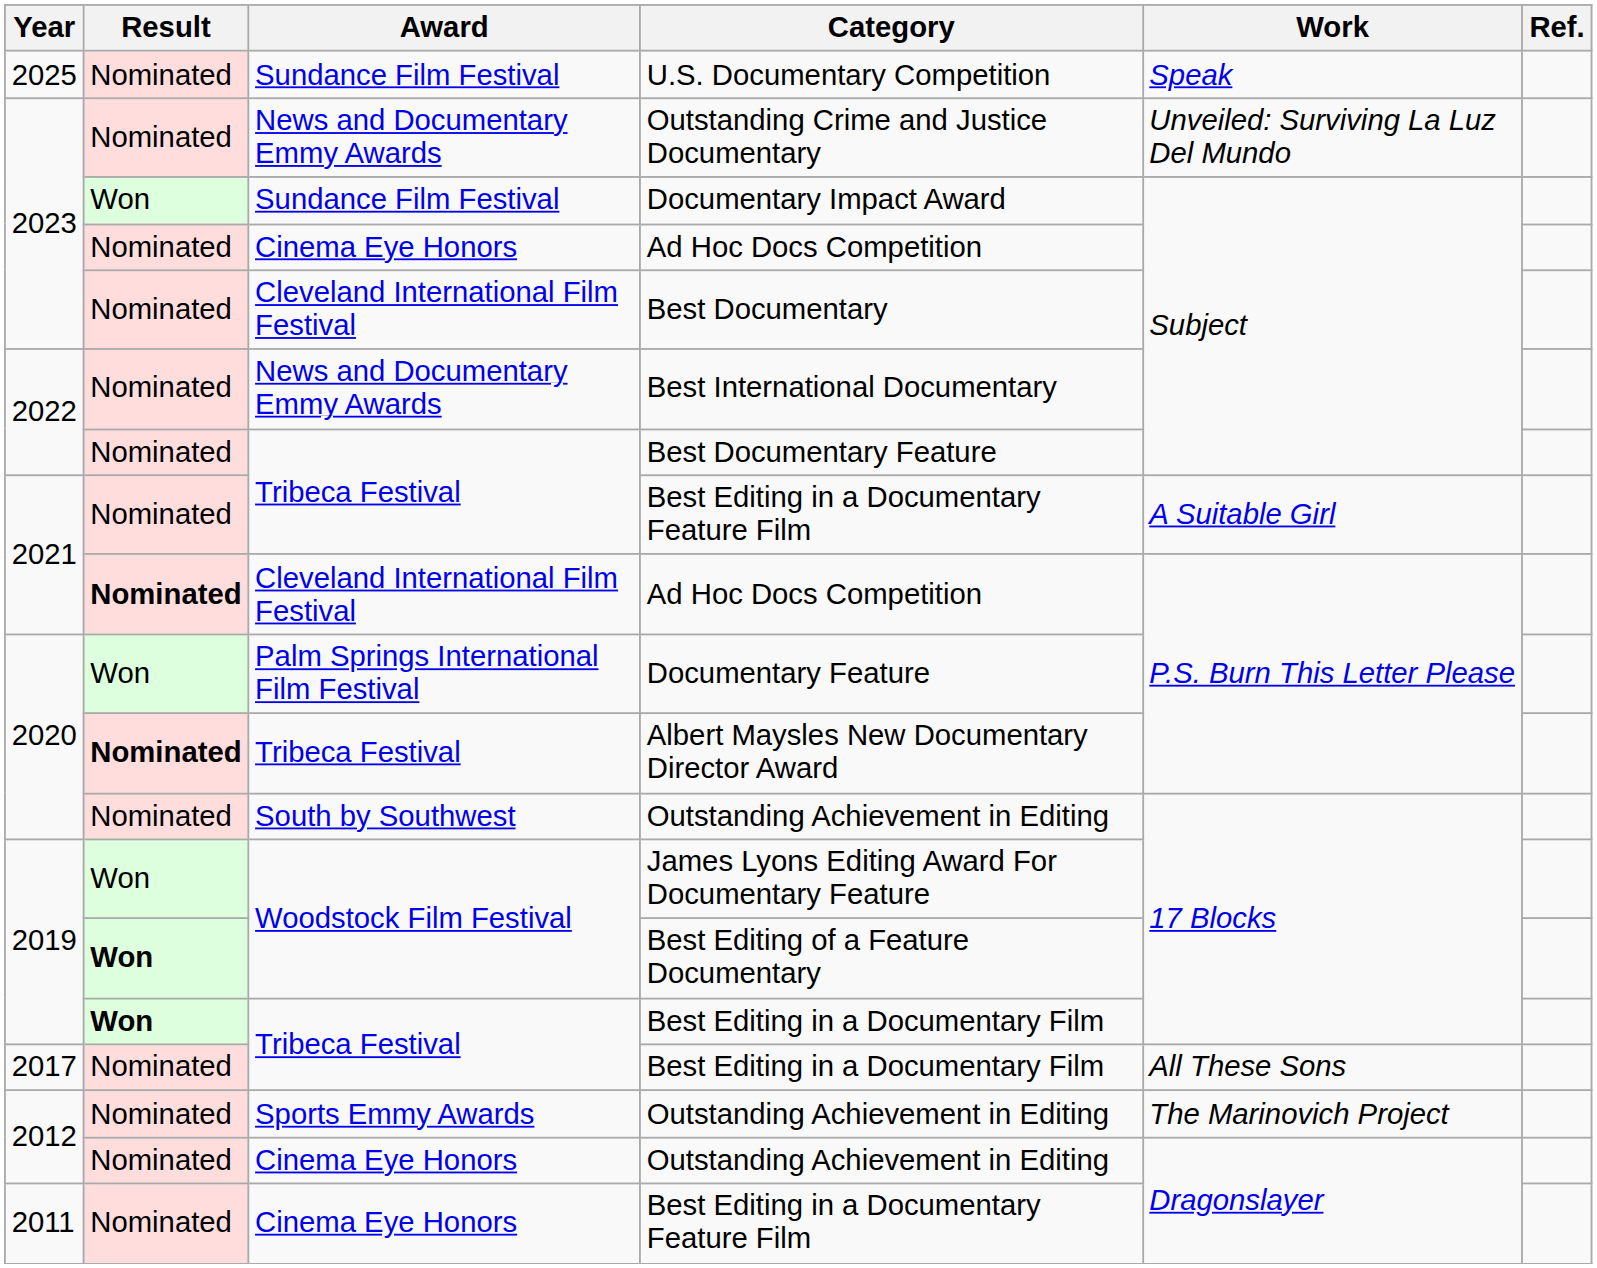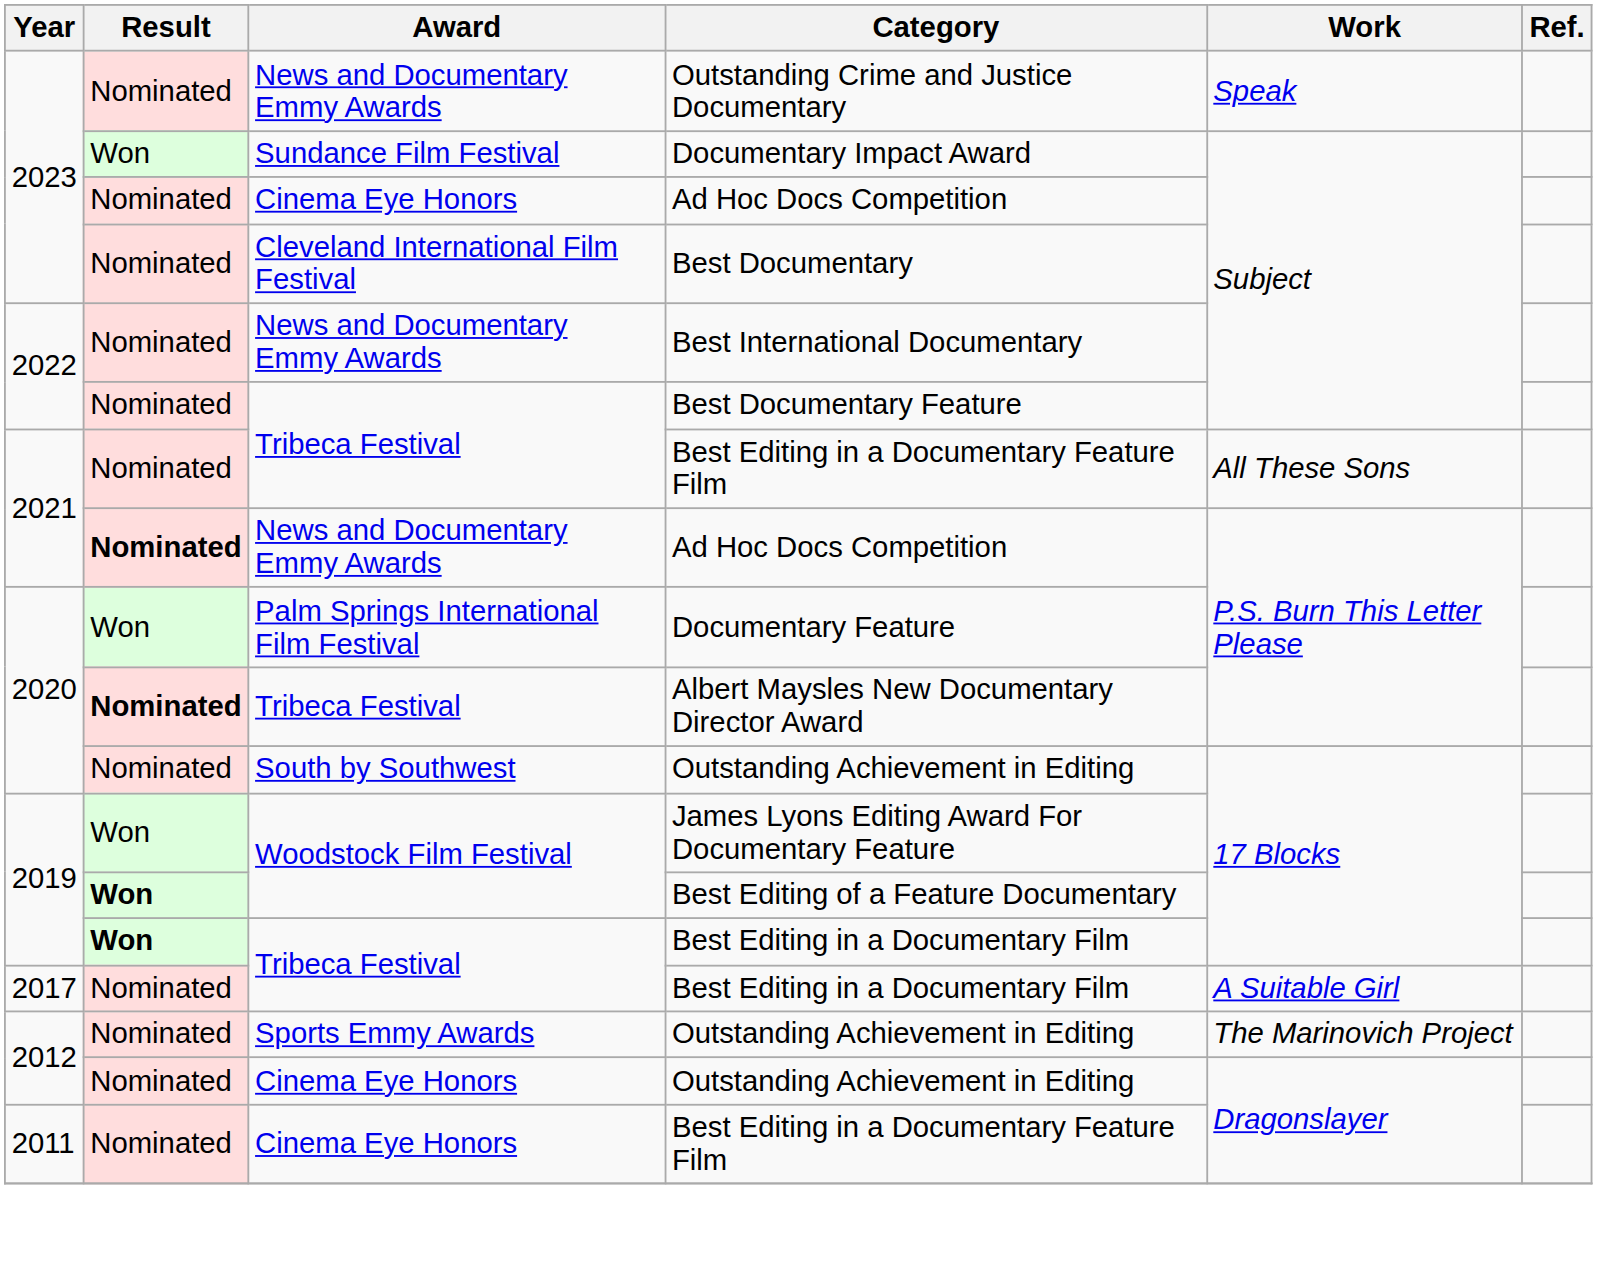- row: (44, 74)
(1323, 137) Unveiled: Surviving La Luz Del Mundo -> (1255, 90) Speak
(1242, 514) A Suitable Girl -> (1312, 468) All These Sons
(437, 593) Cleveland International Film Festival -> (411, 547) News and Documentary Emmy Awards
(1248, 1067) All These Sons -> (1306, 987) A Suitable Girl
